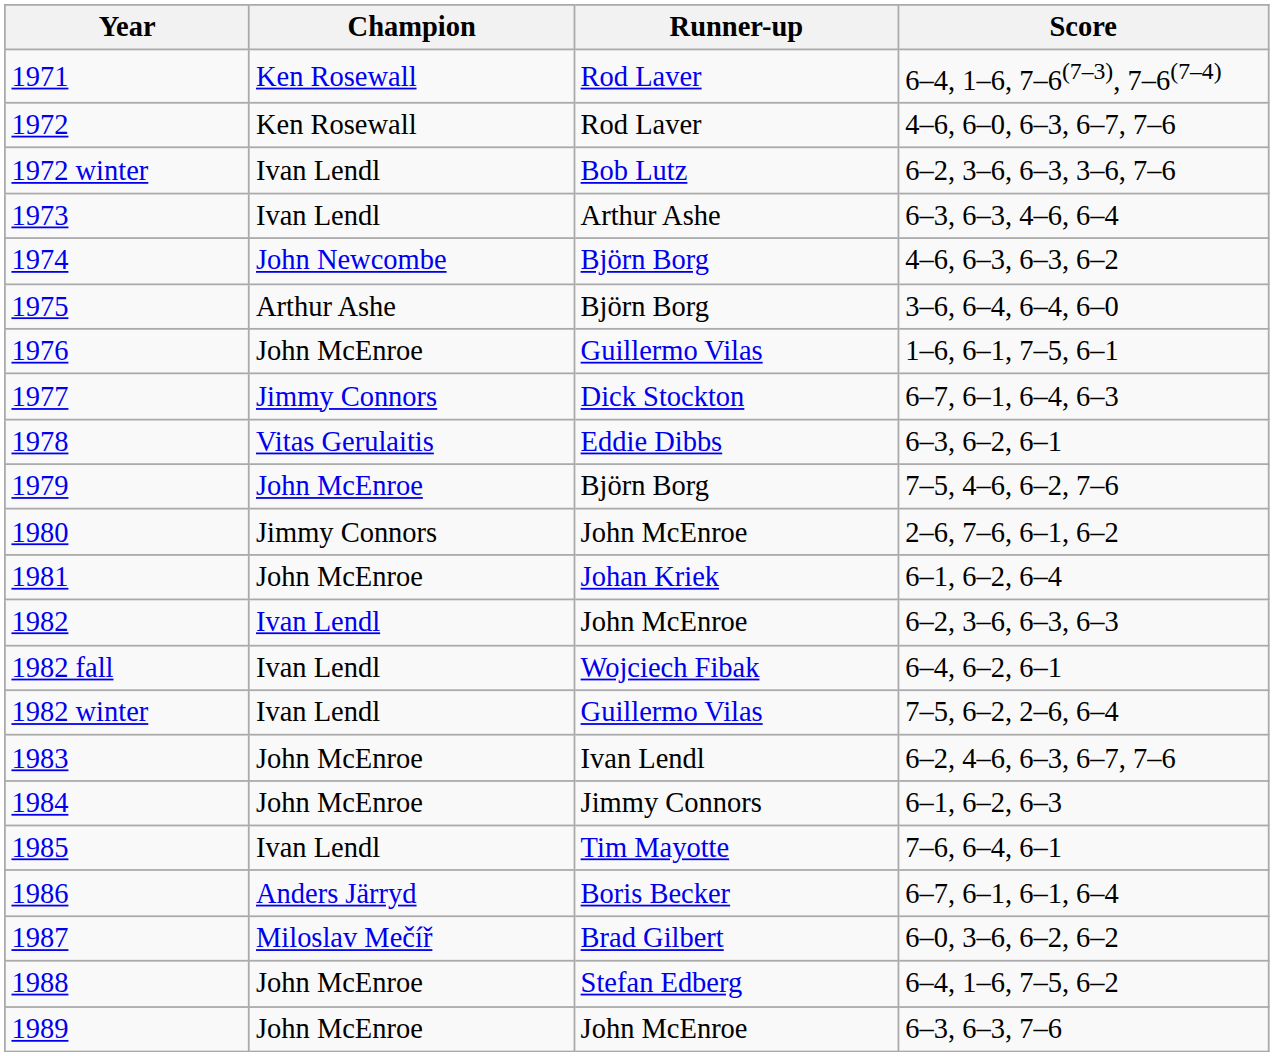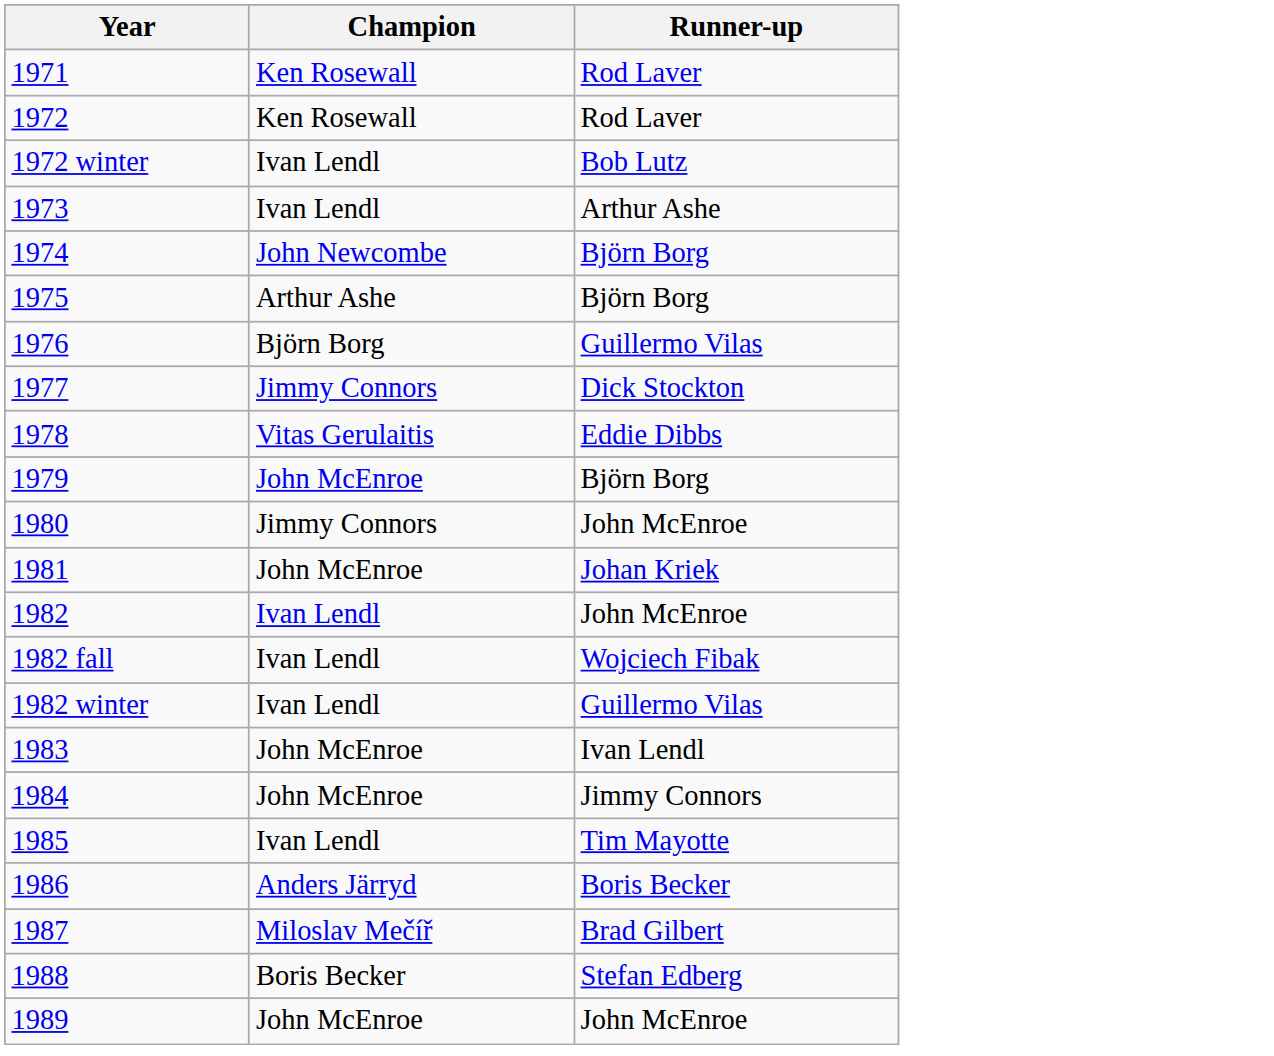- column: (1083, 27)
(339, 350) John McEnroe -> (320, 343) Björn Borg
(339, 983) John McEnroe -> (331, 975) Boris Becker
